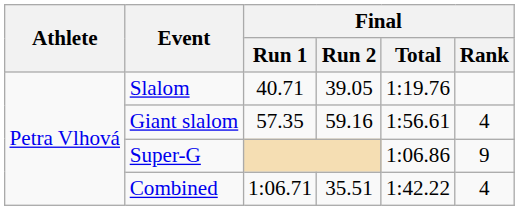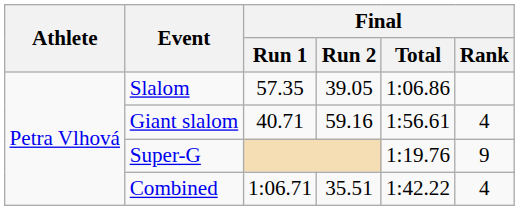(280, 88) 40.71 -> (280, 88) 57.35
(418, 88) 1:19.76 -> (418, 88) 1:06.86
(280, 121) 57.35 -> (280, 121) 40.71
(418, 155) 1:06.86 -> (418, 155) 1:19.76
